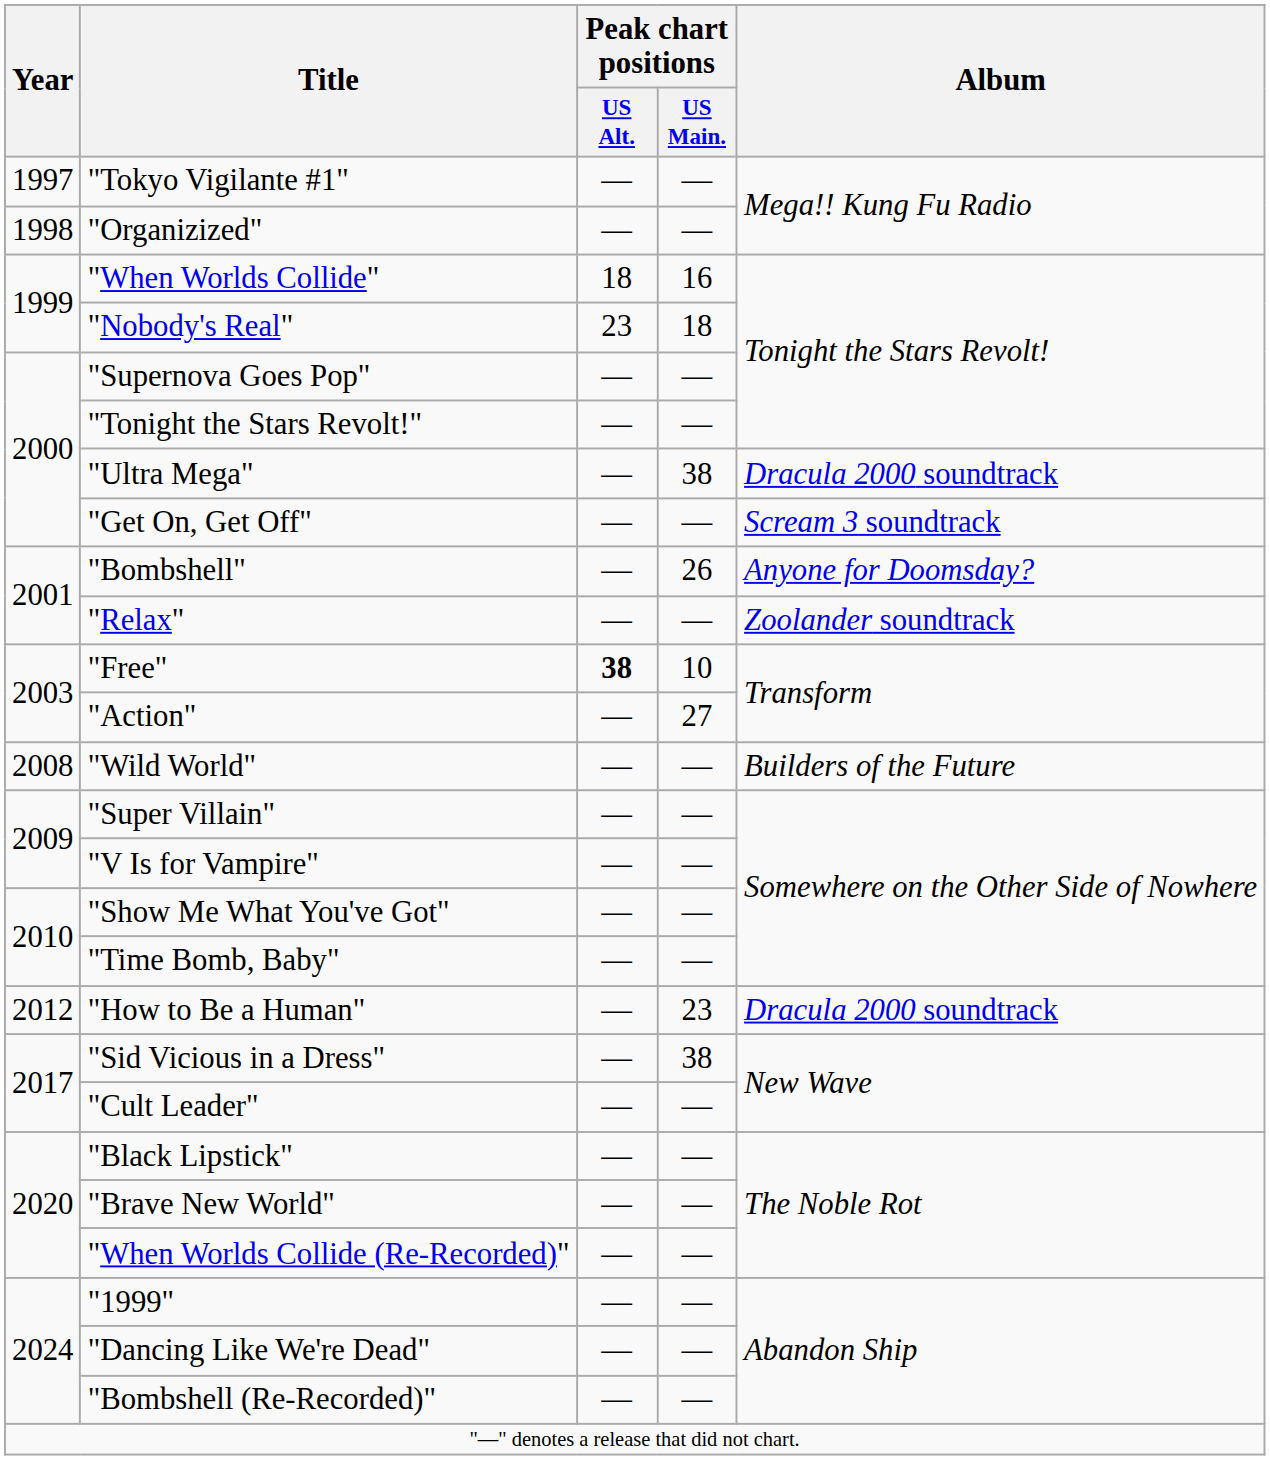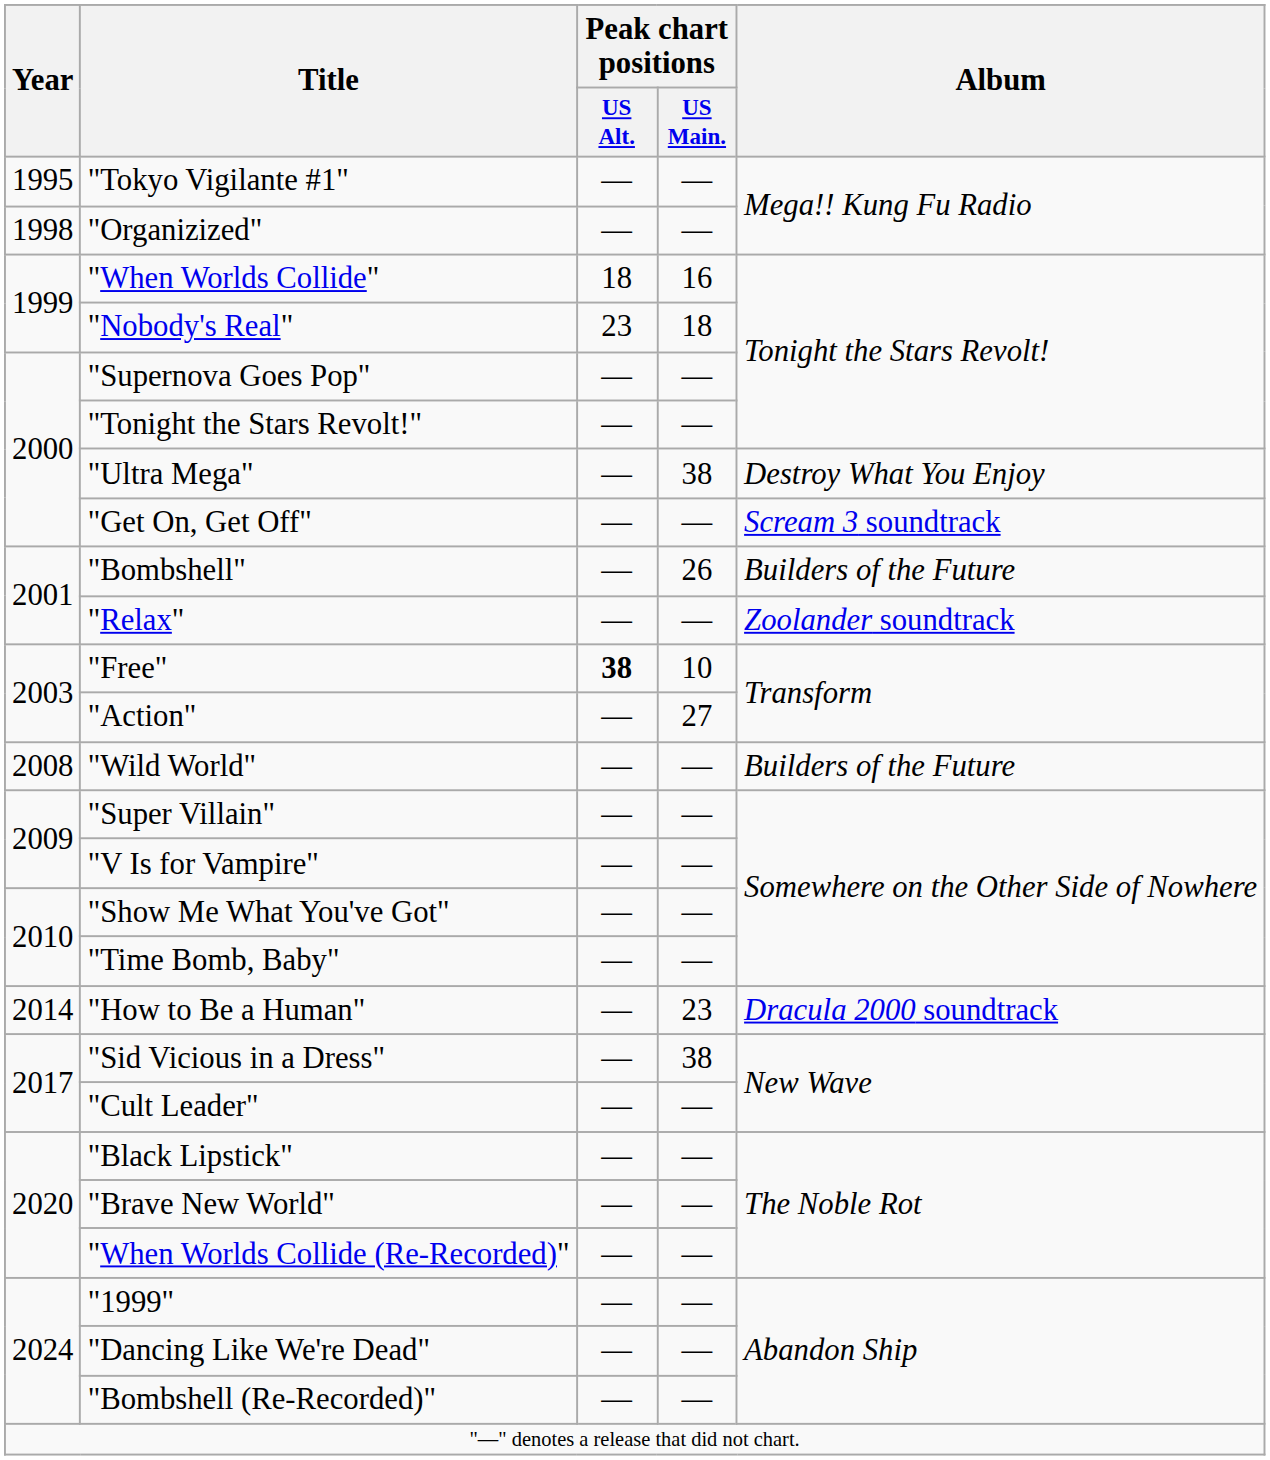(43, 180) 1997 -> (43, 180) 1995
(901, 473) Dracula 2000 soundtrack -> (894, 473) Destroy What You Enjoy
(889, 570) Anyone for Doomsday? -> (880, 570) Builders of the Future
(43, 1009) 2012 -> (43, 1009) 2014
